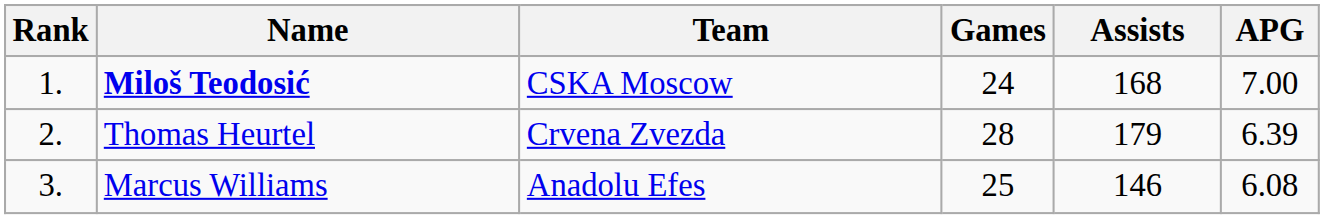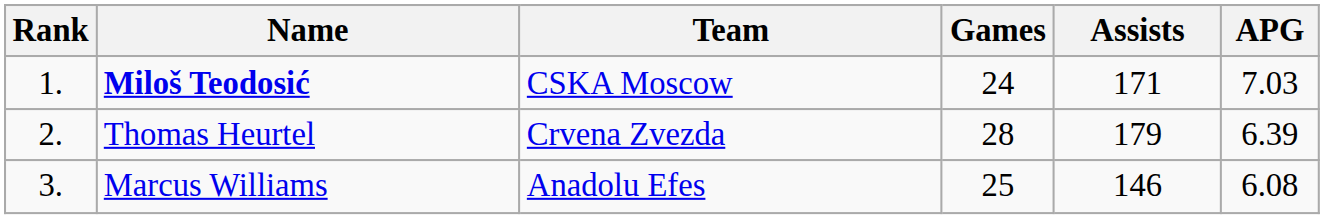(1138, 82) 168 -> (1138, 82) 171
(1270, 82) 7.00 -> (1270, 82) 7.03
